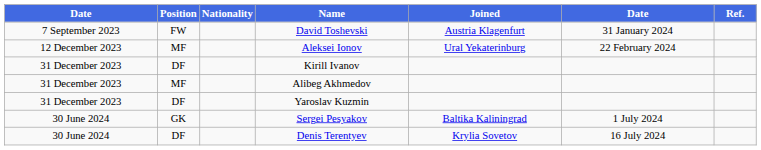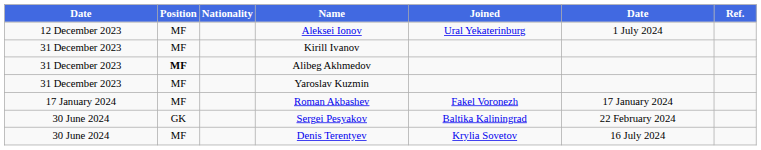- row: (332, 31)
(638, 48) 22 February 2024 -> (638, 31) 1 July 2024
(178, 66) DF -> (178, 48) MF
(178, 83) normal -> (178, 66) bold
(178, 101) DF -> (178, 83) MF
+ row: (332, 101)
(638, 119) 1 July 2024 -> (638, 119) 22 February 2024
(178, 136) DF -> (178, 136) MF
